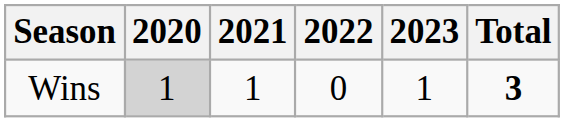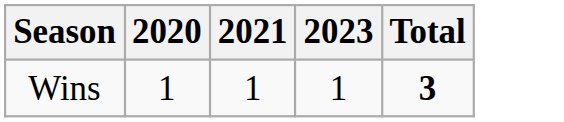- column: (338, 32)
(167, 87) lightgrey background -> (167, 87) no background
